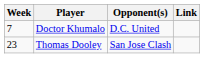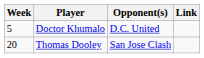(9, 28) 7 -> (9, 28) 5
(12, 45) 23 -> (12, 45) 20
